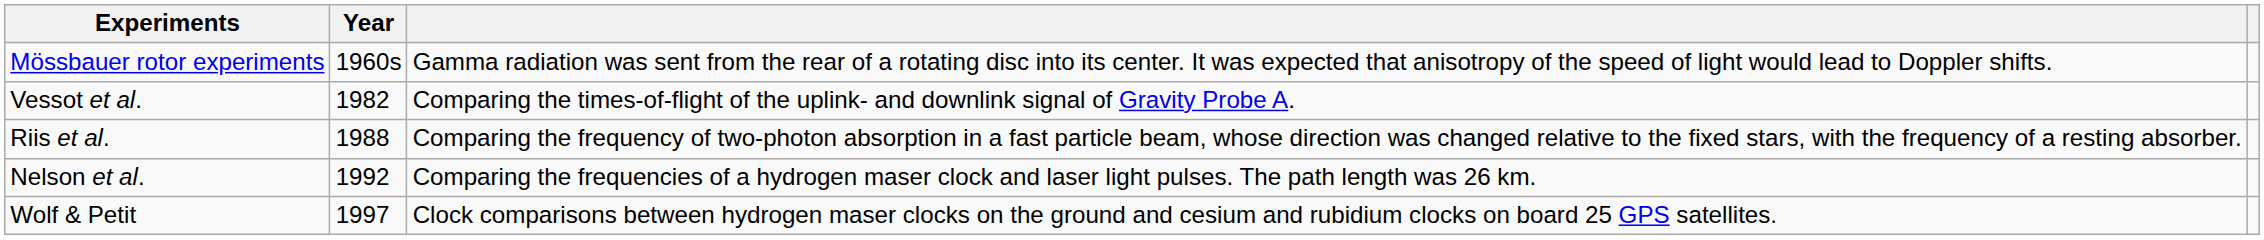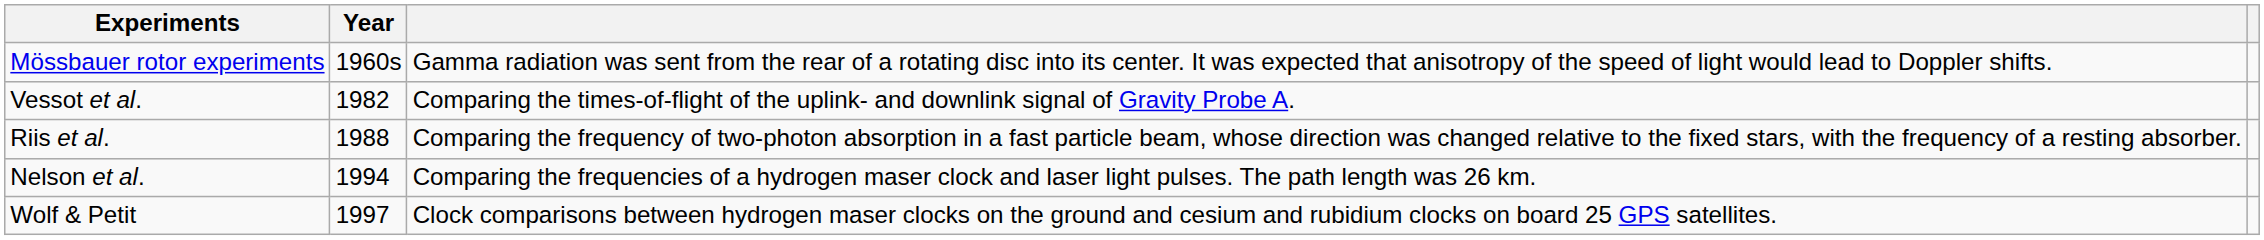(363, 176) 1992 -> (363, 176) 1994
